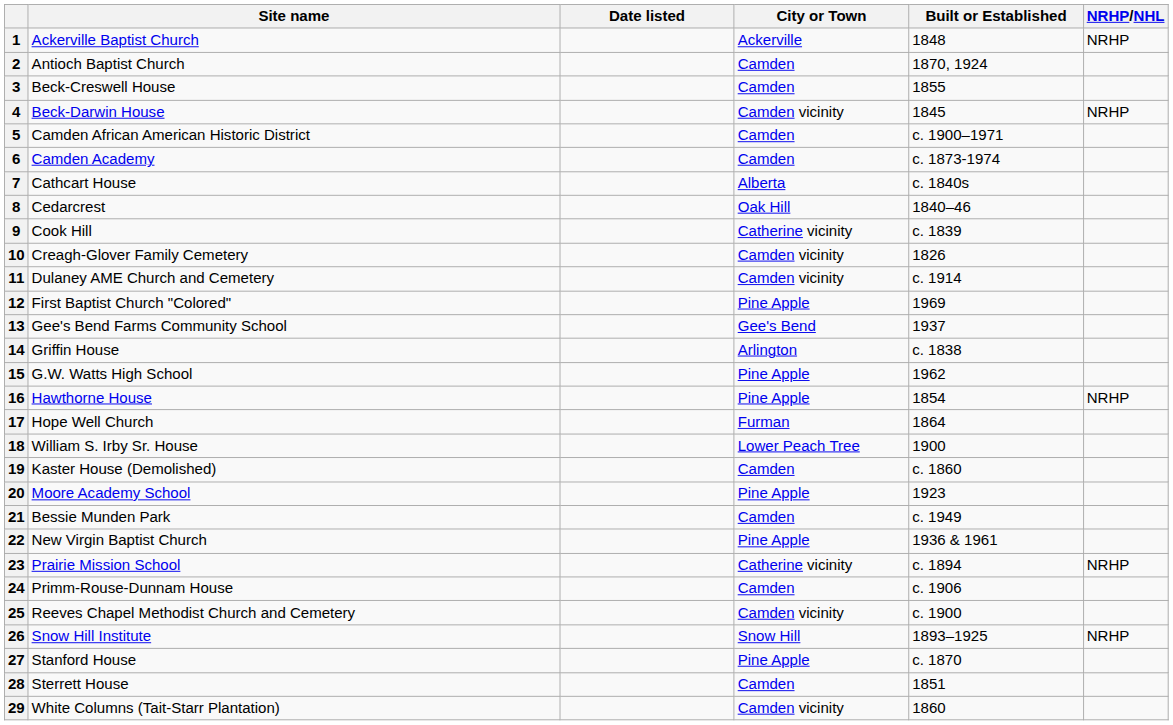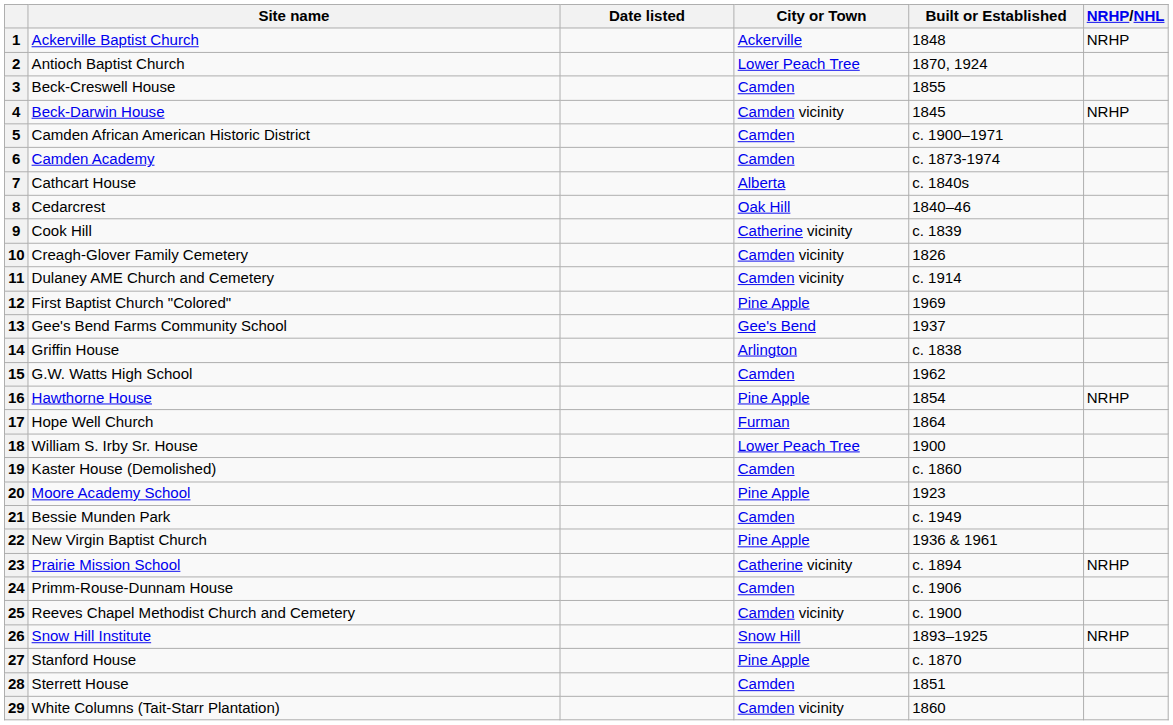(766, 64) Camden -> (799, 64) Lower Peach Tree
(774, 374) Pine Apple -> (766, 374) Camden
